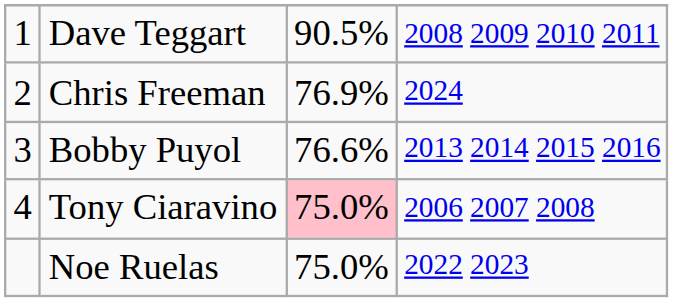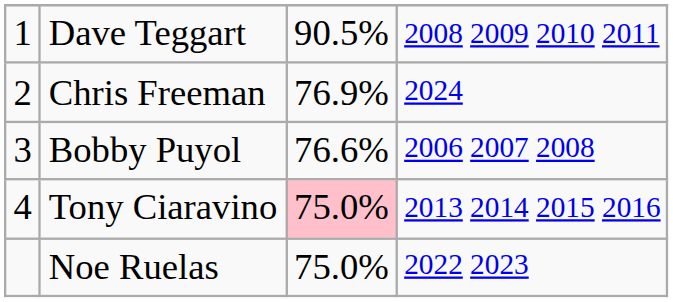(532, 149) 2013 2014 2015 2016 -> (499, 149) 2006 2007 2008
(499, 207) 2006 2007 2008 -> (532, 207) 2013 2014 2015 2016
